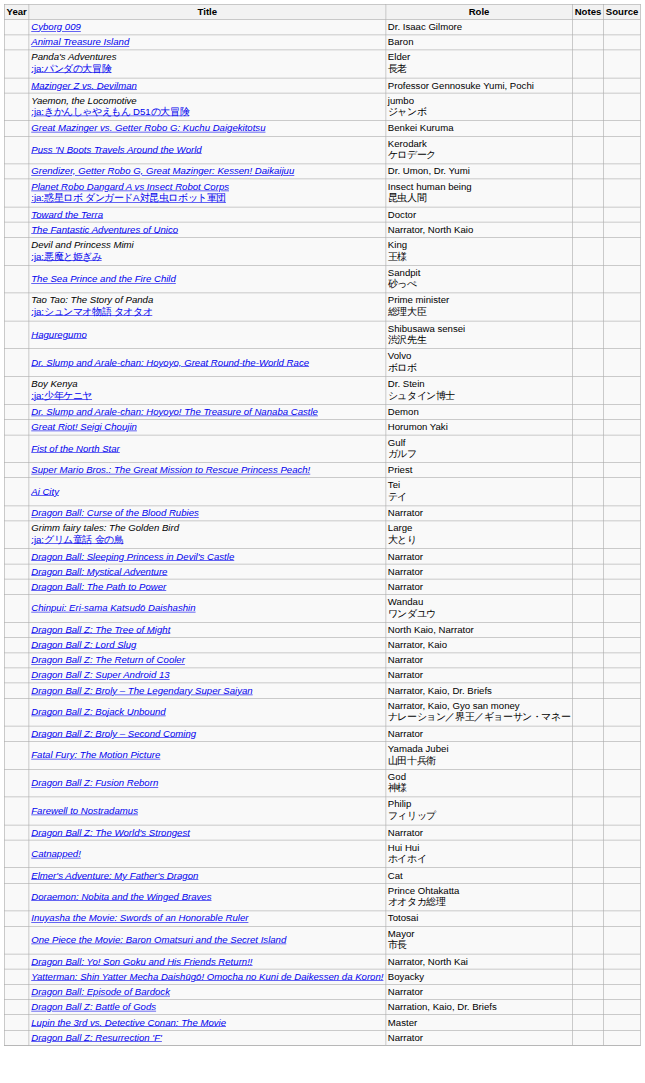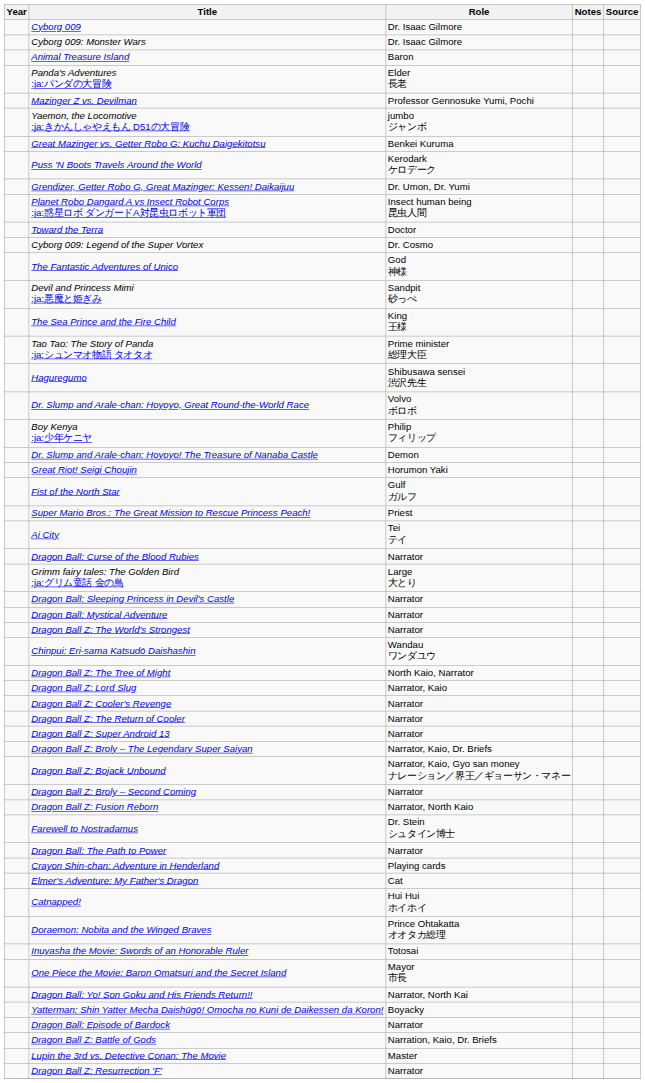+ row: (88, 42)
+ row: (117, 245)
(431, 229) Narrator, North Kaio -> (397, 266) God 神様
(397, 250) King 王様 -> (404, 293) Sandpit 砂っぺ
(404, 278) Sandpit 砂っぺ -> (397, 321) King 王様
(421, 390) Dr. Stein シュタイン博士 -> (412, 433) Philip フィリップ
rows swapped: (111, 832) <-> (99, 586)
+ row: (101, 703)
- row: (96, 755)
(397, 782) God 神様 -> (431, 807) Narrator, North Kaio
(412, 810) Philip フィリップ -> (421, 828) Dr. Stein シュタイン博士
+ row: (125, 865)
rows swapped: (115, 875) <-> (56, 854)
